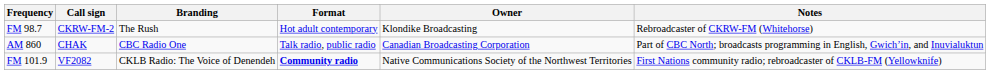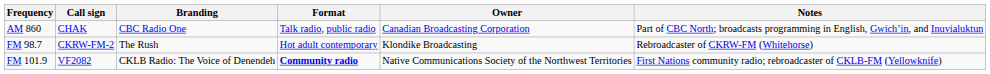rows swapped: (24, 45) <-> (24, 28)
